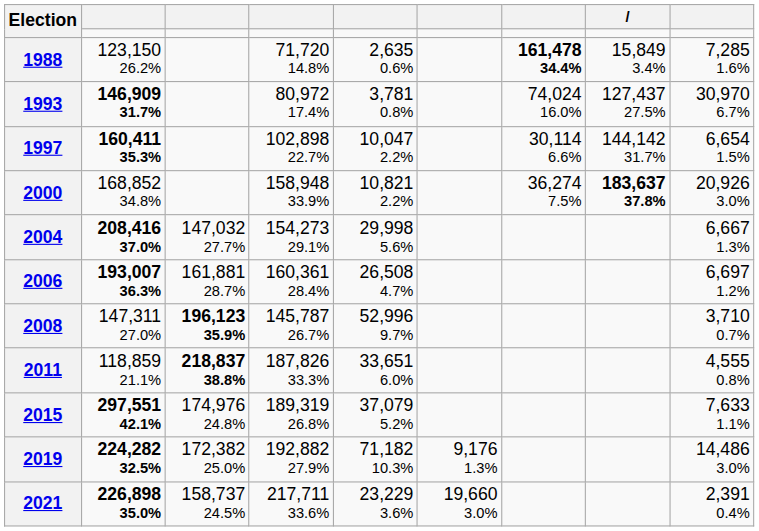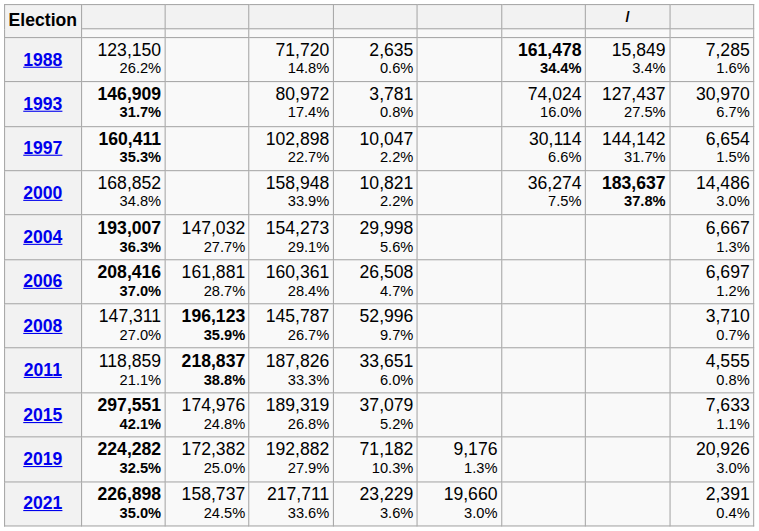(723, 192) 20,926 3.0% -> (723, 192) 14,486 3.0%
(129, 236) 208,416 37.0% -> (129, 236) 193,007 36.3%
(129, 281) 193,007 36.3% -> (129, 281) 208,416 37.0%
(723, 458) 14,486 3.0% -> (723, 458) 20,926 3.0%
